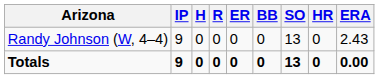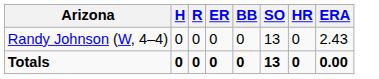- column: (182, 16)
